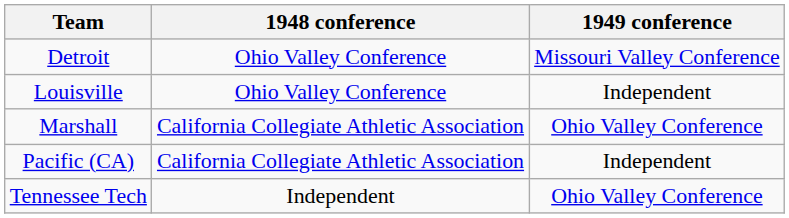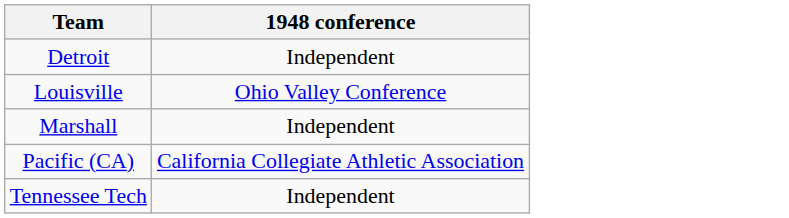- column: (657, 21)
(341, 56) Ohio Valley Conference -> (341, 56) Independent
(341, 126) California Collegiate Athletic Association -> (341, 126) Independent
